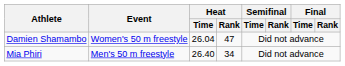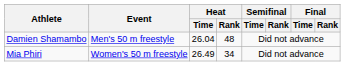(139, 40) Women's 50 m freestyle -> (133, 40) Men's 50 m freestyle
(229, 40) 47 -> (229, 40) 48
(133, 54) Men's 50 m freestyle -> (139, 54) Women's 50 m freestyle
(203, 54) 26.40 -> (203, 54) 26.49
